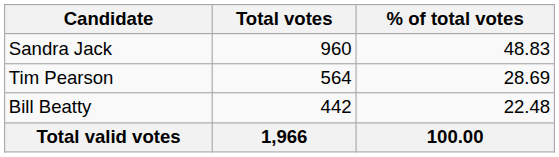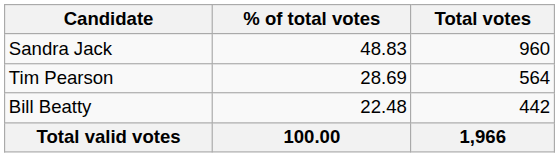columns swapped: (284, 19) <-> (455, 19)
